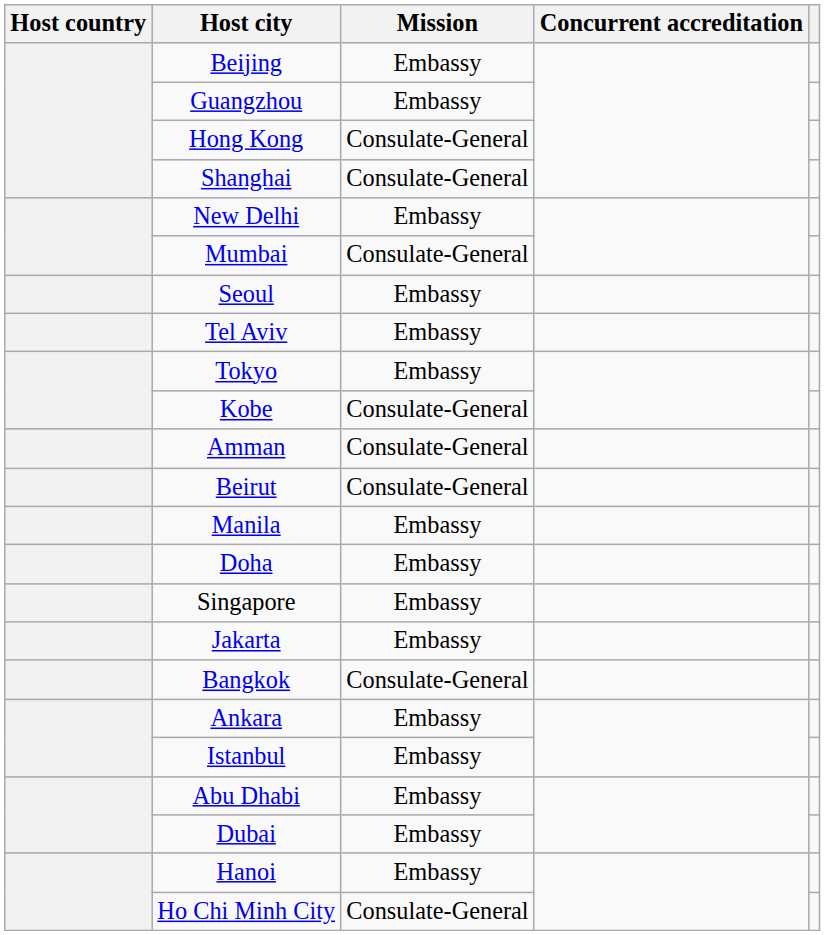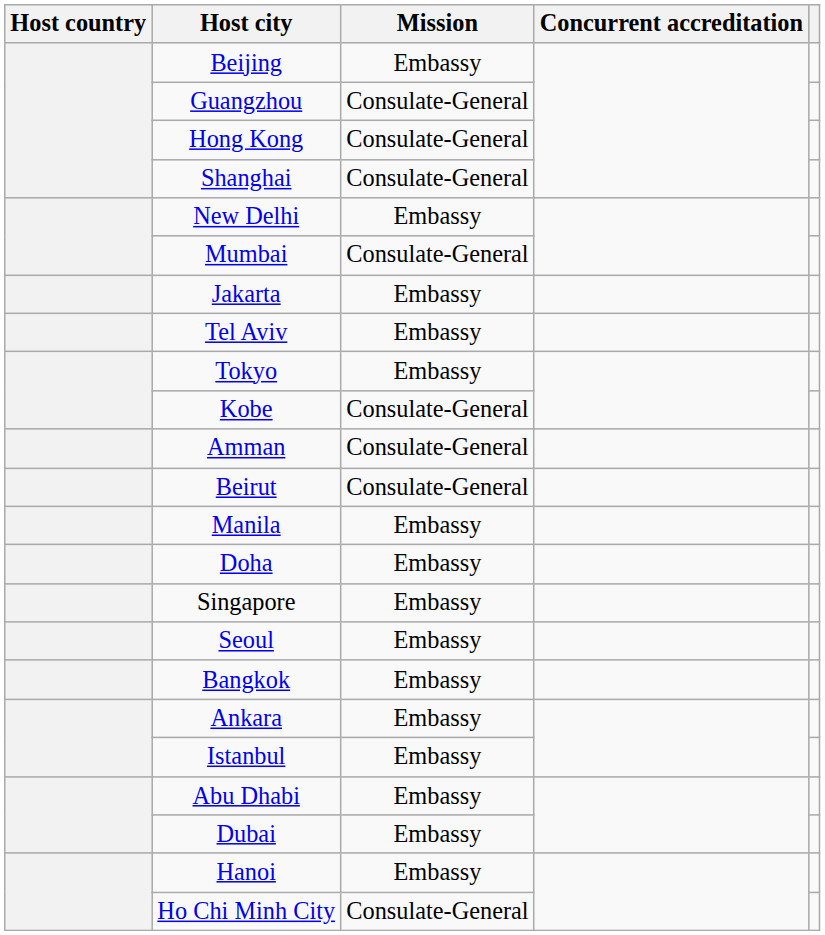(437, 100) Embassy -> (437, 100) Consulate-General
rows swapped: (246, 640) <-> (246, 293)
(437, 679) Consulate-General -> (437, 679) Embassy
